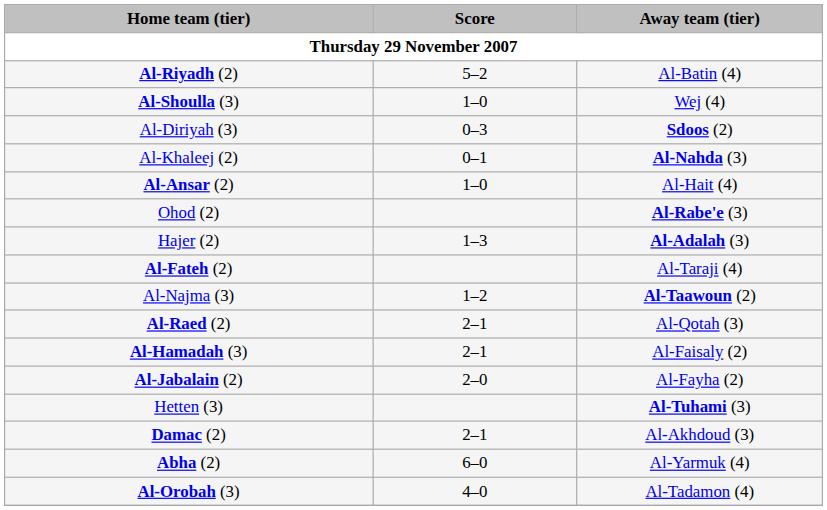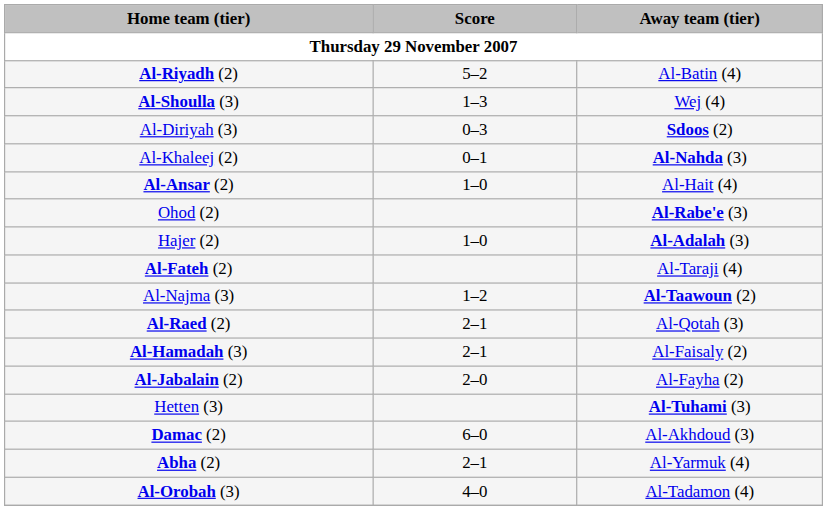(475, 102) 1–0 -> (475, 102) 1–3
(475, 241) 1–3 -> (475, 241) 1–0
(475, 435) 2–1 -> (475, 435) 6–0
(475, 463) 6–0 -> (475, 463) 2–1
